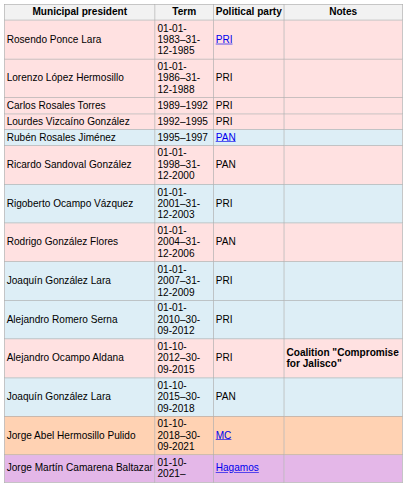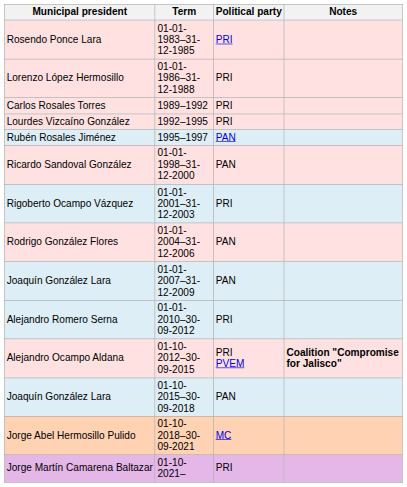(224, 281) PRI -> (226, 281) PAN
(224, 358) PRI -> (230, 358) PRI PVEM
(237, 468) Hagamos -> (224, 468) PRI
